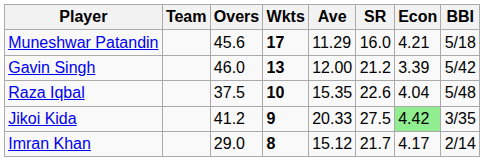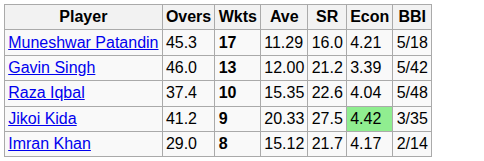- column: (186, 17)
(229, 42) 45.6 -> (181, 42) 45.3
(229, 93) 37.5 -> (181, 93) 37.4
